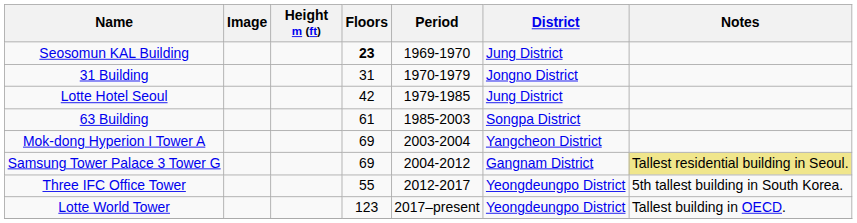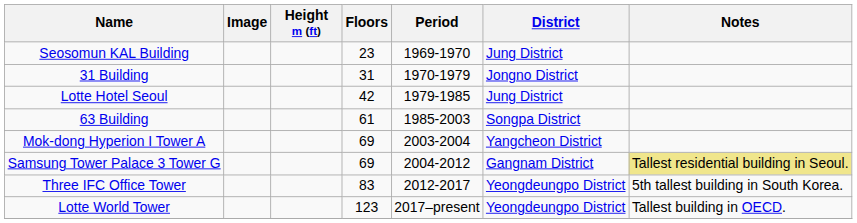(367, 53) bold -> (367, 53) normal
(367, 185) 55 -> (367, 185) 83
